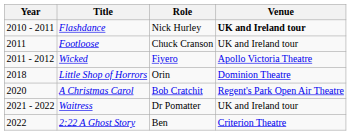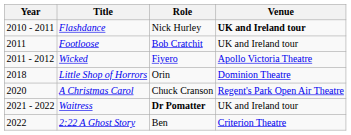(183, 43) Chuck Cranson -> (177, 43) Bob Cratchit
(177, 91) Bob Cratchit -> (183, 91) Chuck Cranson
(176, 106) normal -> (179, 106) bold
